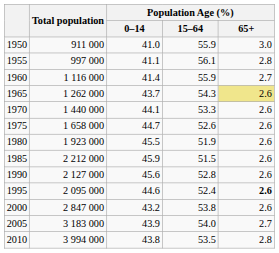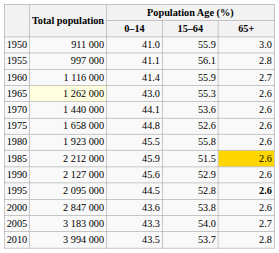(84, 93) no background -> (84, 93) lightyellow background
(151, 93) 43.7 -> (151, 93) 43.0
(207, 93) 54.3 -> (207, 93) 55.3
(265, 93) khaki background -> (265, 93) no background
(207, 110) 53.3 -> (207, 110) 53.6
(151, 126) 44.7 -> (151, 126) 44.8
(207, 142) 51.9 -> (207, 142) 55.8
(265, 158) no background -> (265, 158) gold background
(207, 175) 52.8 -> (207, 175) 52.9
(151, 191) 44.6 -> (151, 191) 44.5
(207, 191) 52.4 -> (207, 191) 52.8
(151, 207) 43.2 -> (151, 207) 43.6
(151, 223) 43.9 -> (151, 223) 43.3
(151, 239) 43.8 -> (151, 239) 43.5
(207, 239) 53.5 -> (207, 239) 53.7
